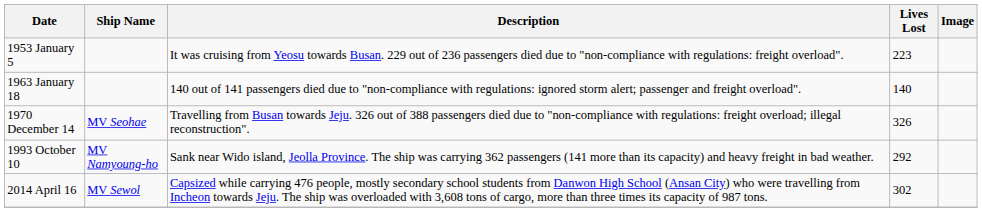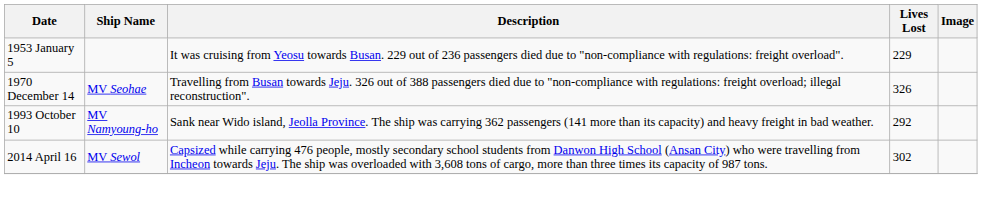(902, 55) 223 -> (902, 55) 229
- row: (41, 89)
